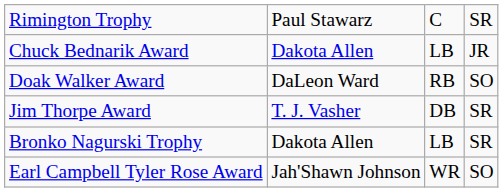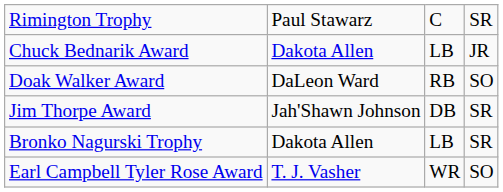(316, 111) T. J. Vasher -> (346, 111) Jah'Shawn Johnson
(346, 171) Jah'Shawn Johnson -> (316, 171) T. J. Vasher
